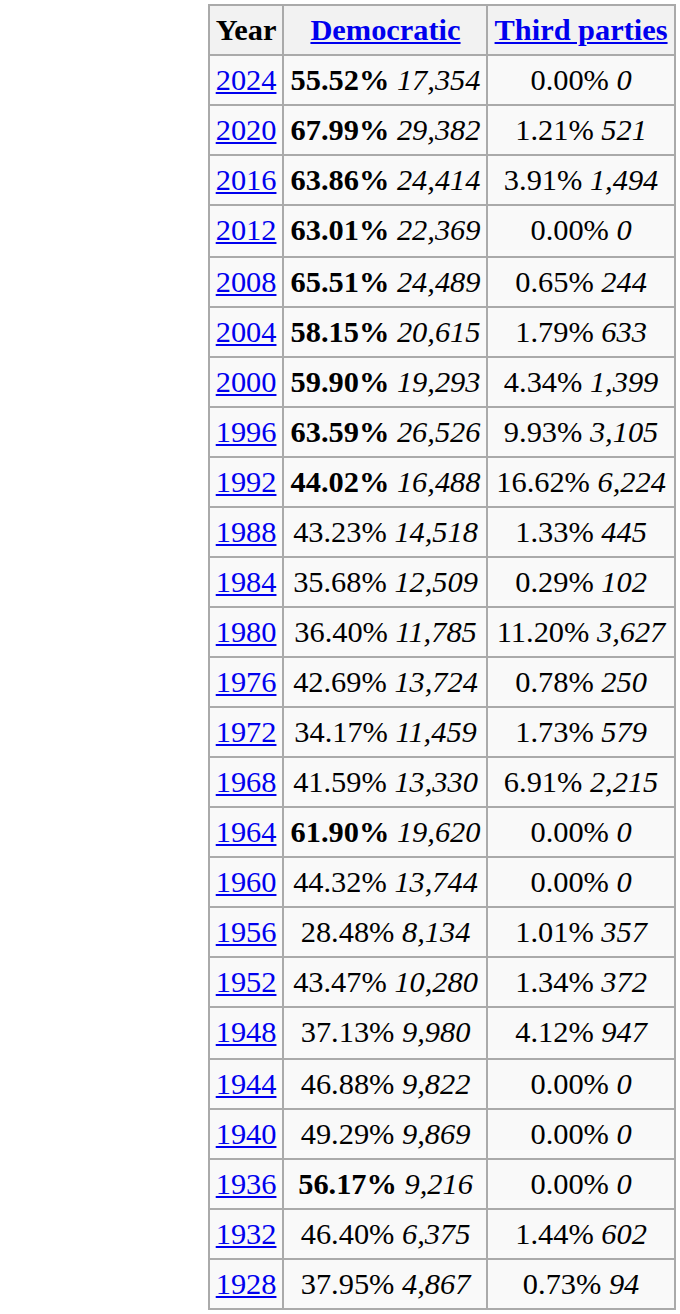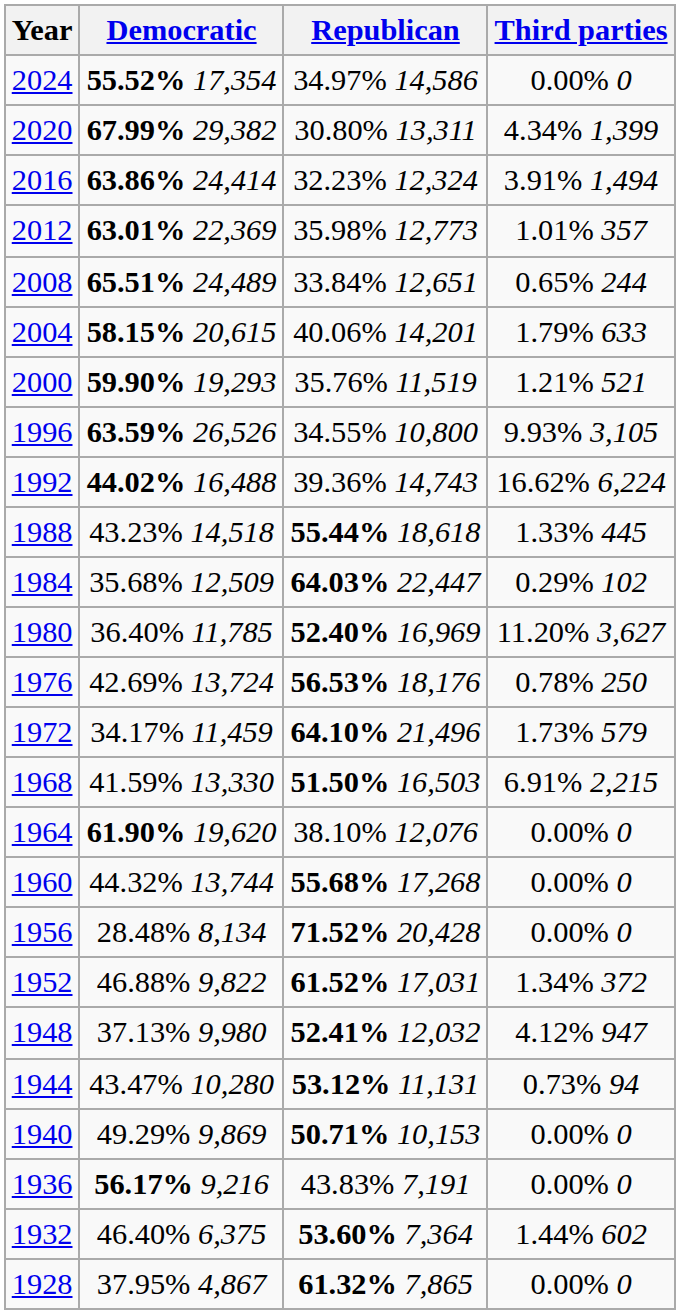+ column: (386, 29)
(581, 130) 1.21% 521 -> (581, 130) 4.34% 1,399
(581, 230) 0.00% 0 -> (581, 230) 1.01% 357
(581, 380) 4.34% 1,399 -> (581, 380) 1.21% 521
(581, 932) 1.01% 357 -> (581, 932) 0.00% 0
(386, 982) 43.47% 10,280 -> (182, 982) 46.88% 9,822
(386, 1082) 46.88% 9,822 -> (182, 1082) 43.47% 10,280
(581, 1082) 0.00% 0 -> (581, 1082) 0.73% 94
(581, 1283) 0.73% 94 -> (581, 1283) 0.00% 0
